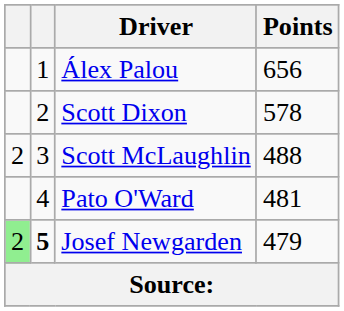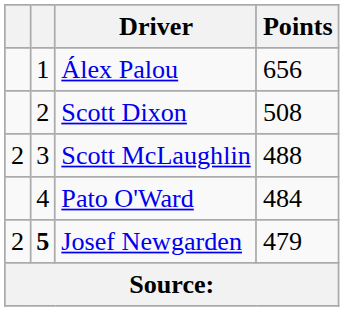(282, 112) 578 -> (282, 112) 508
(282, 198) 481 -> (282, 198) 484
(17, 241) lightgreen background -> (17, 241) no background
